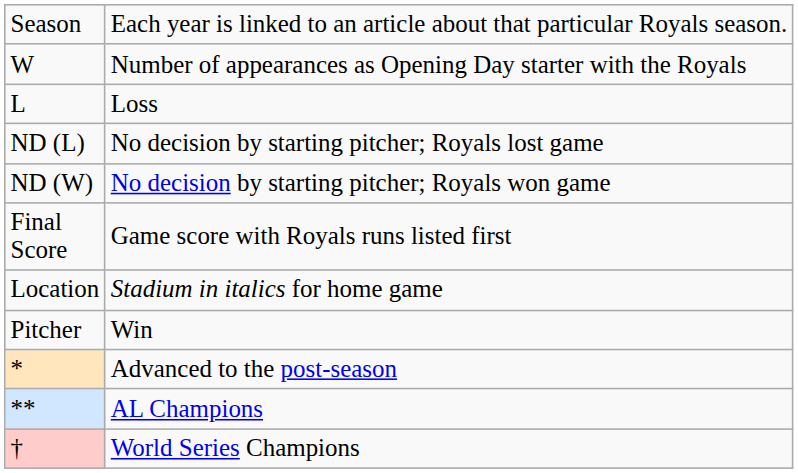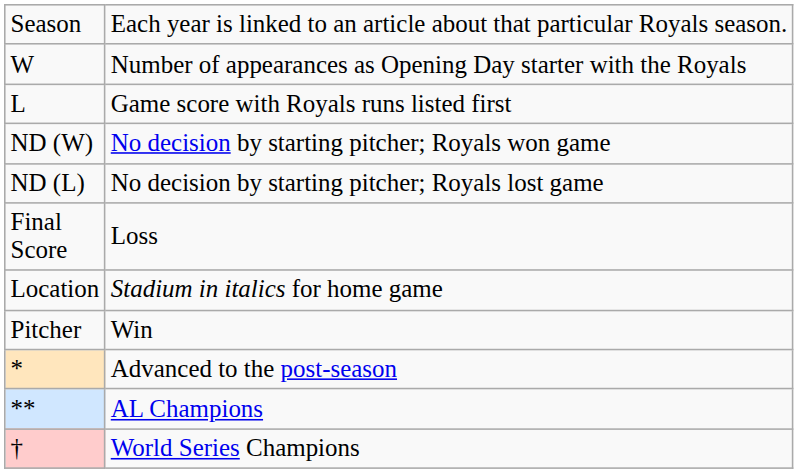(134, 103) Loss -> (311, 103) Game score with Royals runs listed first
rows swapped: (52, 182) <-> (48, 143)
(311, 236) Game score with Royals runs listed first -> (134, 236) Loss
